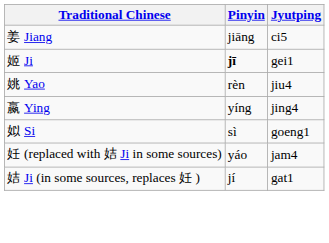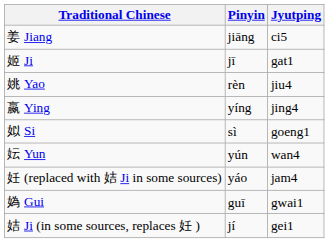(232, 60) bold -> (232, 60) normal
(282, 60) gei1 -> (282, 60) gat1
+ row: (26, 154)
+ row: (26, 201)
(282, 178) gat1 -> (282, 225) gei1
